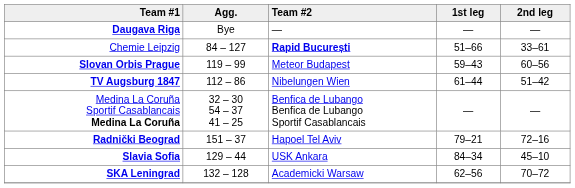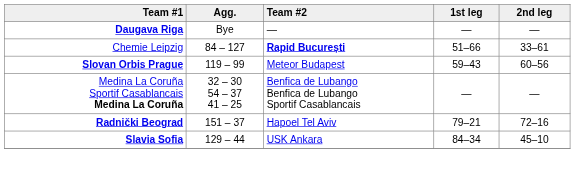- row: (135, 82)
- row: (143, 174)
